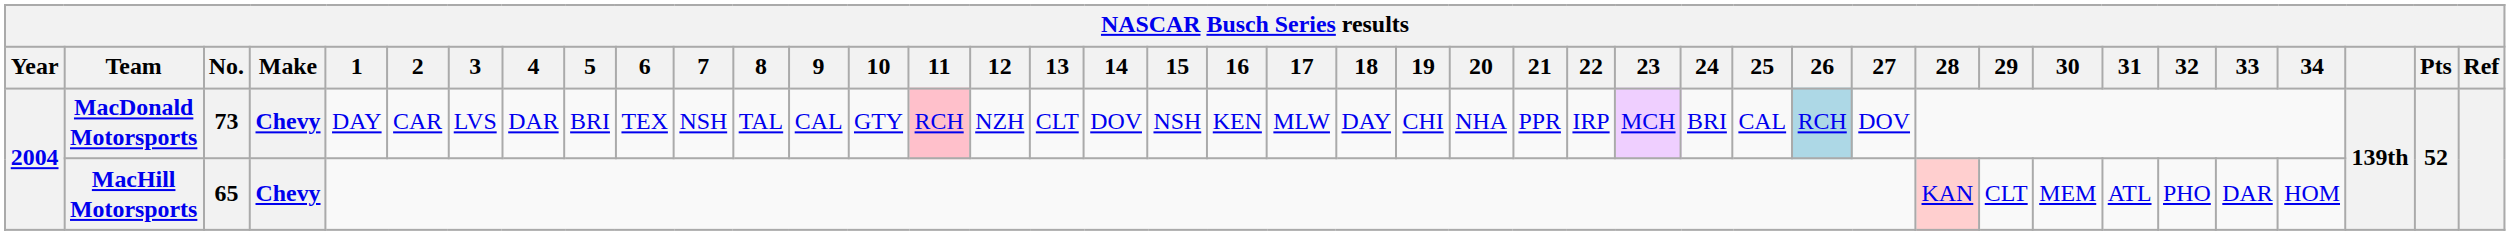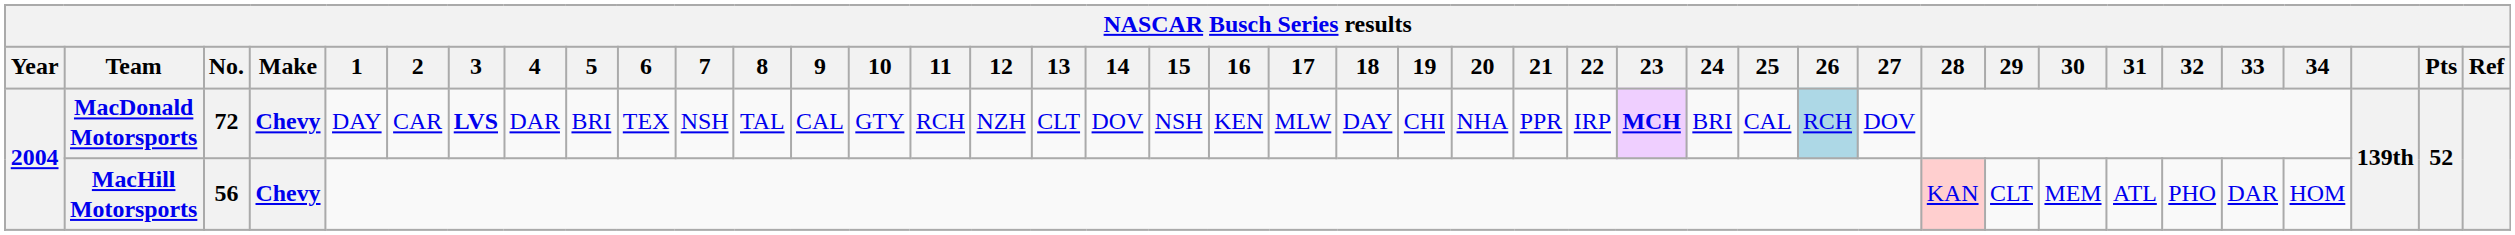(226, 122) 73 -> (226, 122) 72
(475, 122) normal -> (476, 122) bold
(939, 122) pink background -> (940, 122) no background
(1648, 122) normal -> (1652, 122) bold
(226, 194) 65 -> (226, 194) 56
